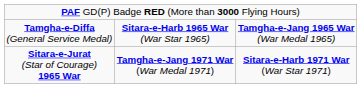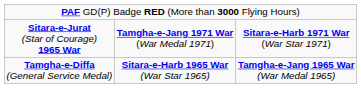rows swapped: (59, 65) <-> (59, 33)
